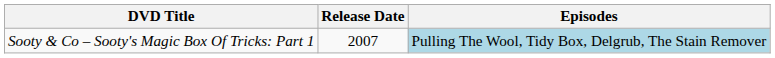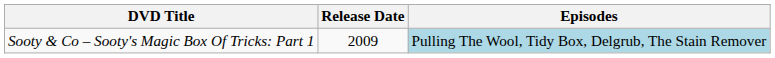(363, 40) 2007 -> (363, 40) 2009
